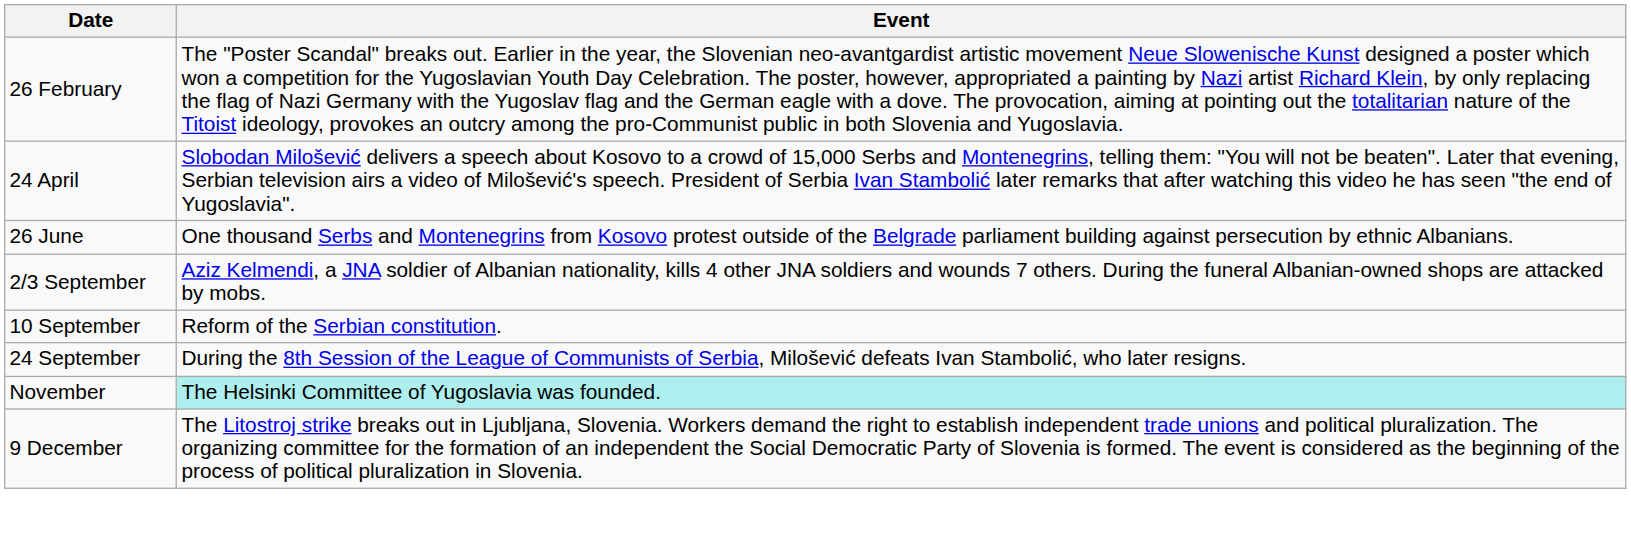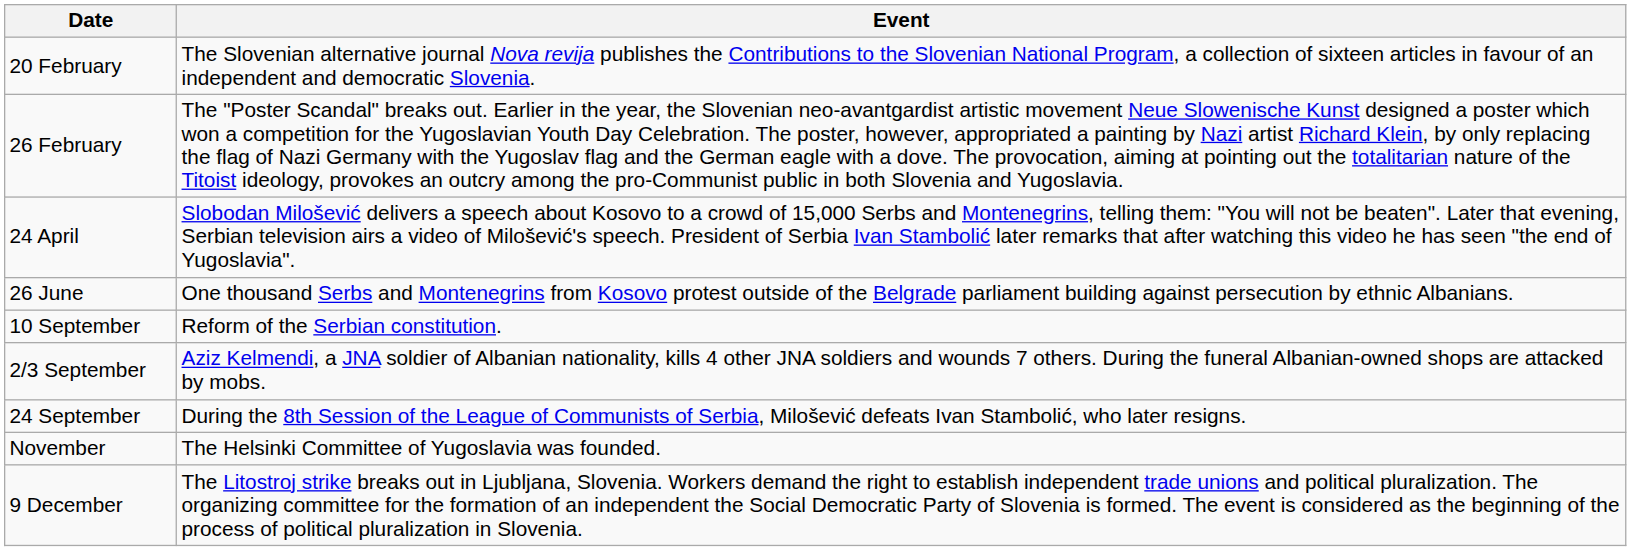+ row: (66, 65)
rows swapped: (78, 281) <-> (75, 326)
(421, 392) paleturquoise background -> (421, 448) no background
